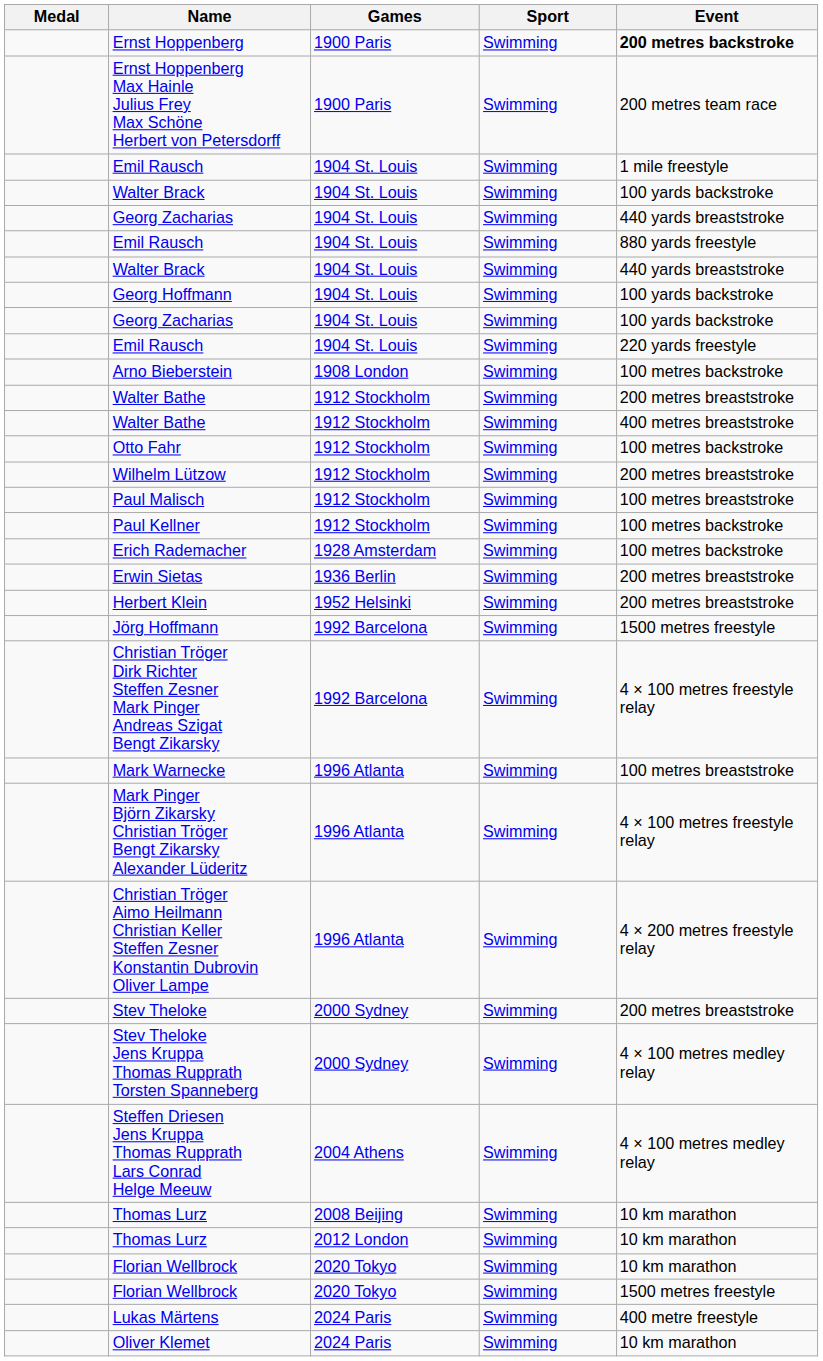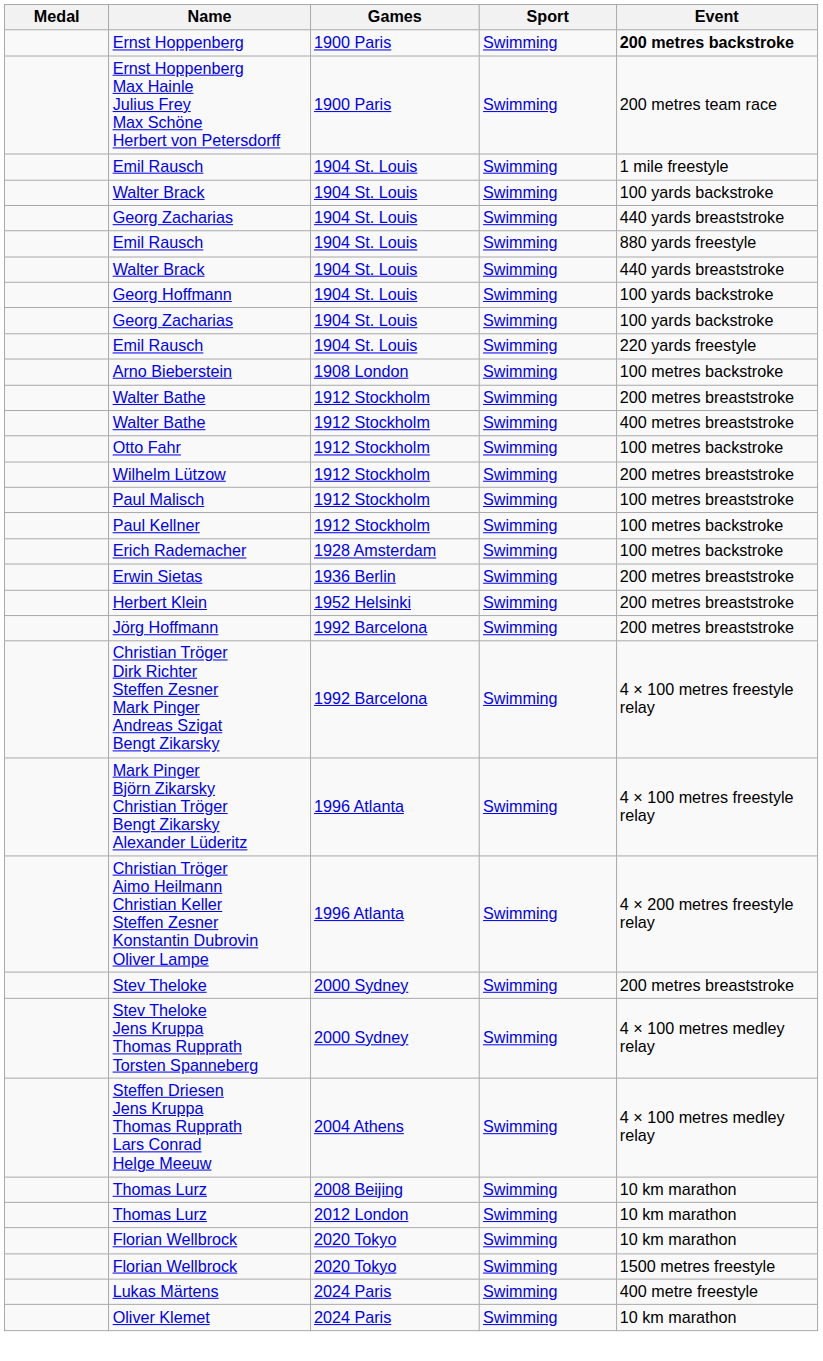(697, 628) 1500 metres freestyle -> (707, 628) 200 metres breaststroke
- row: (169, 770)
